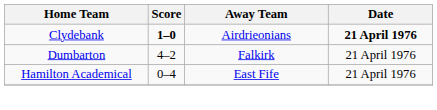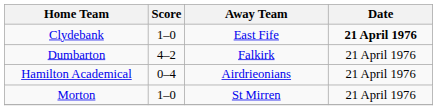(166, 34) bold -> (166, 34) normal
(256, 34) Airdrieonians -> (256, 34) East Fife
(256, 74) East Fife -> (256, 74) Airdrieonians
+ row: (76, 94)
